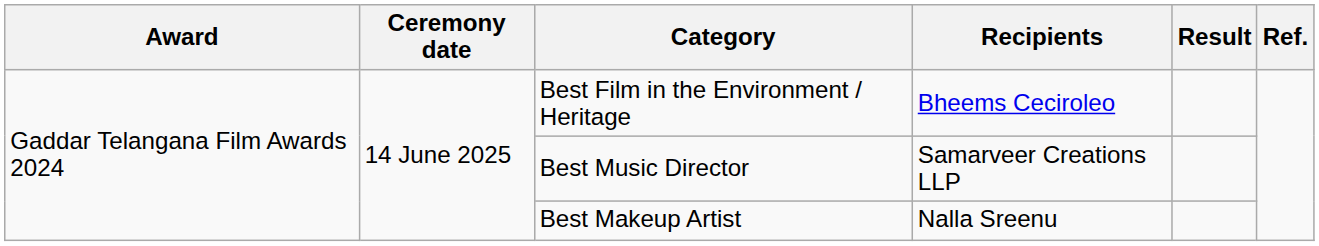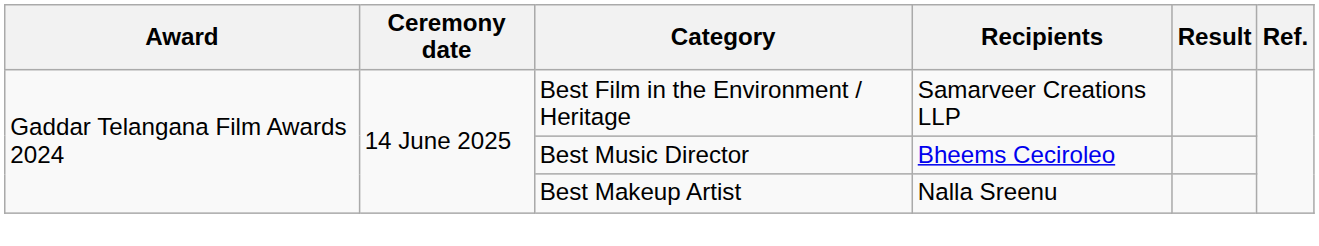(1016, 102) Bheems Ceciroleo -> (1032, 102) Samarveer Creations LLP
(1032, 168) Samarveer Creations LLP -> (1016, 154) Bheems Ceciroleo
